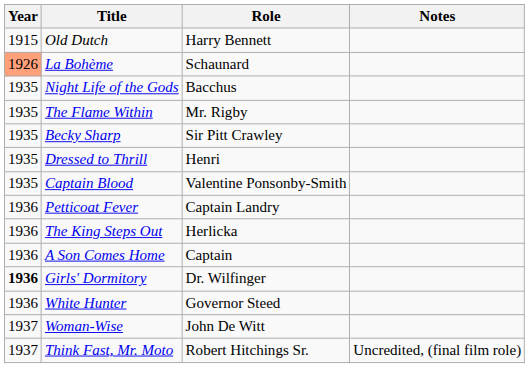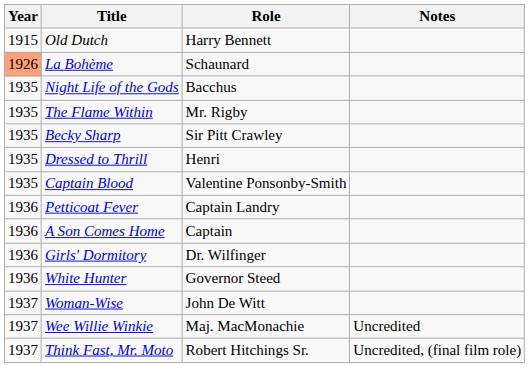- row: (104, 231)
(23, 278) bold -> (23, 254) normal
+ row: (99, 326)
